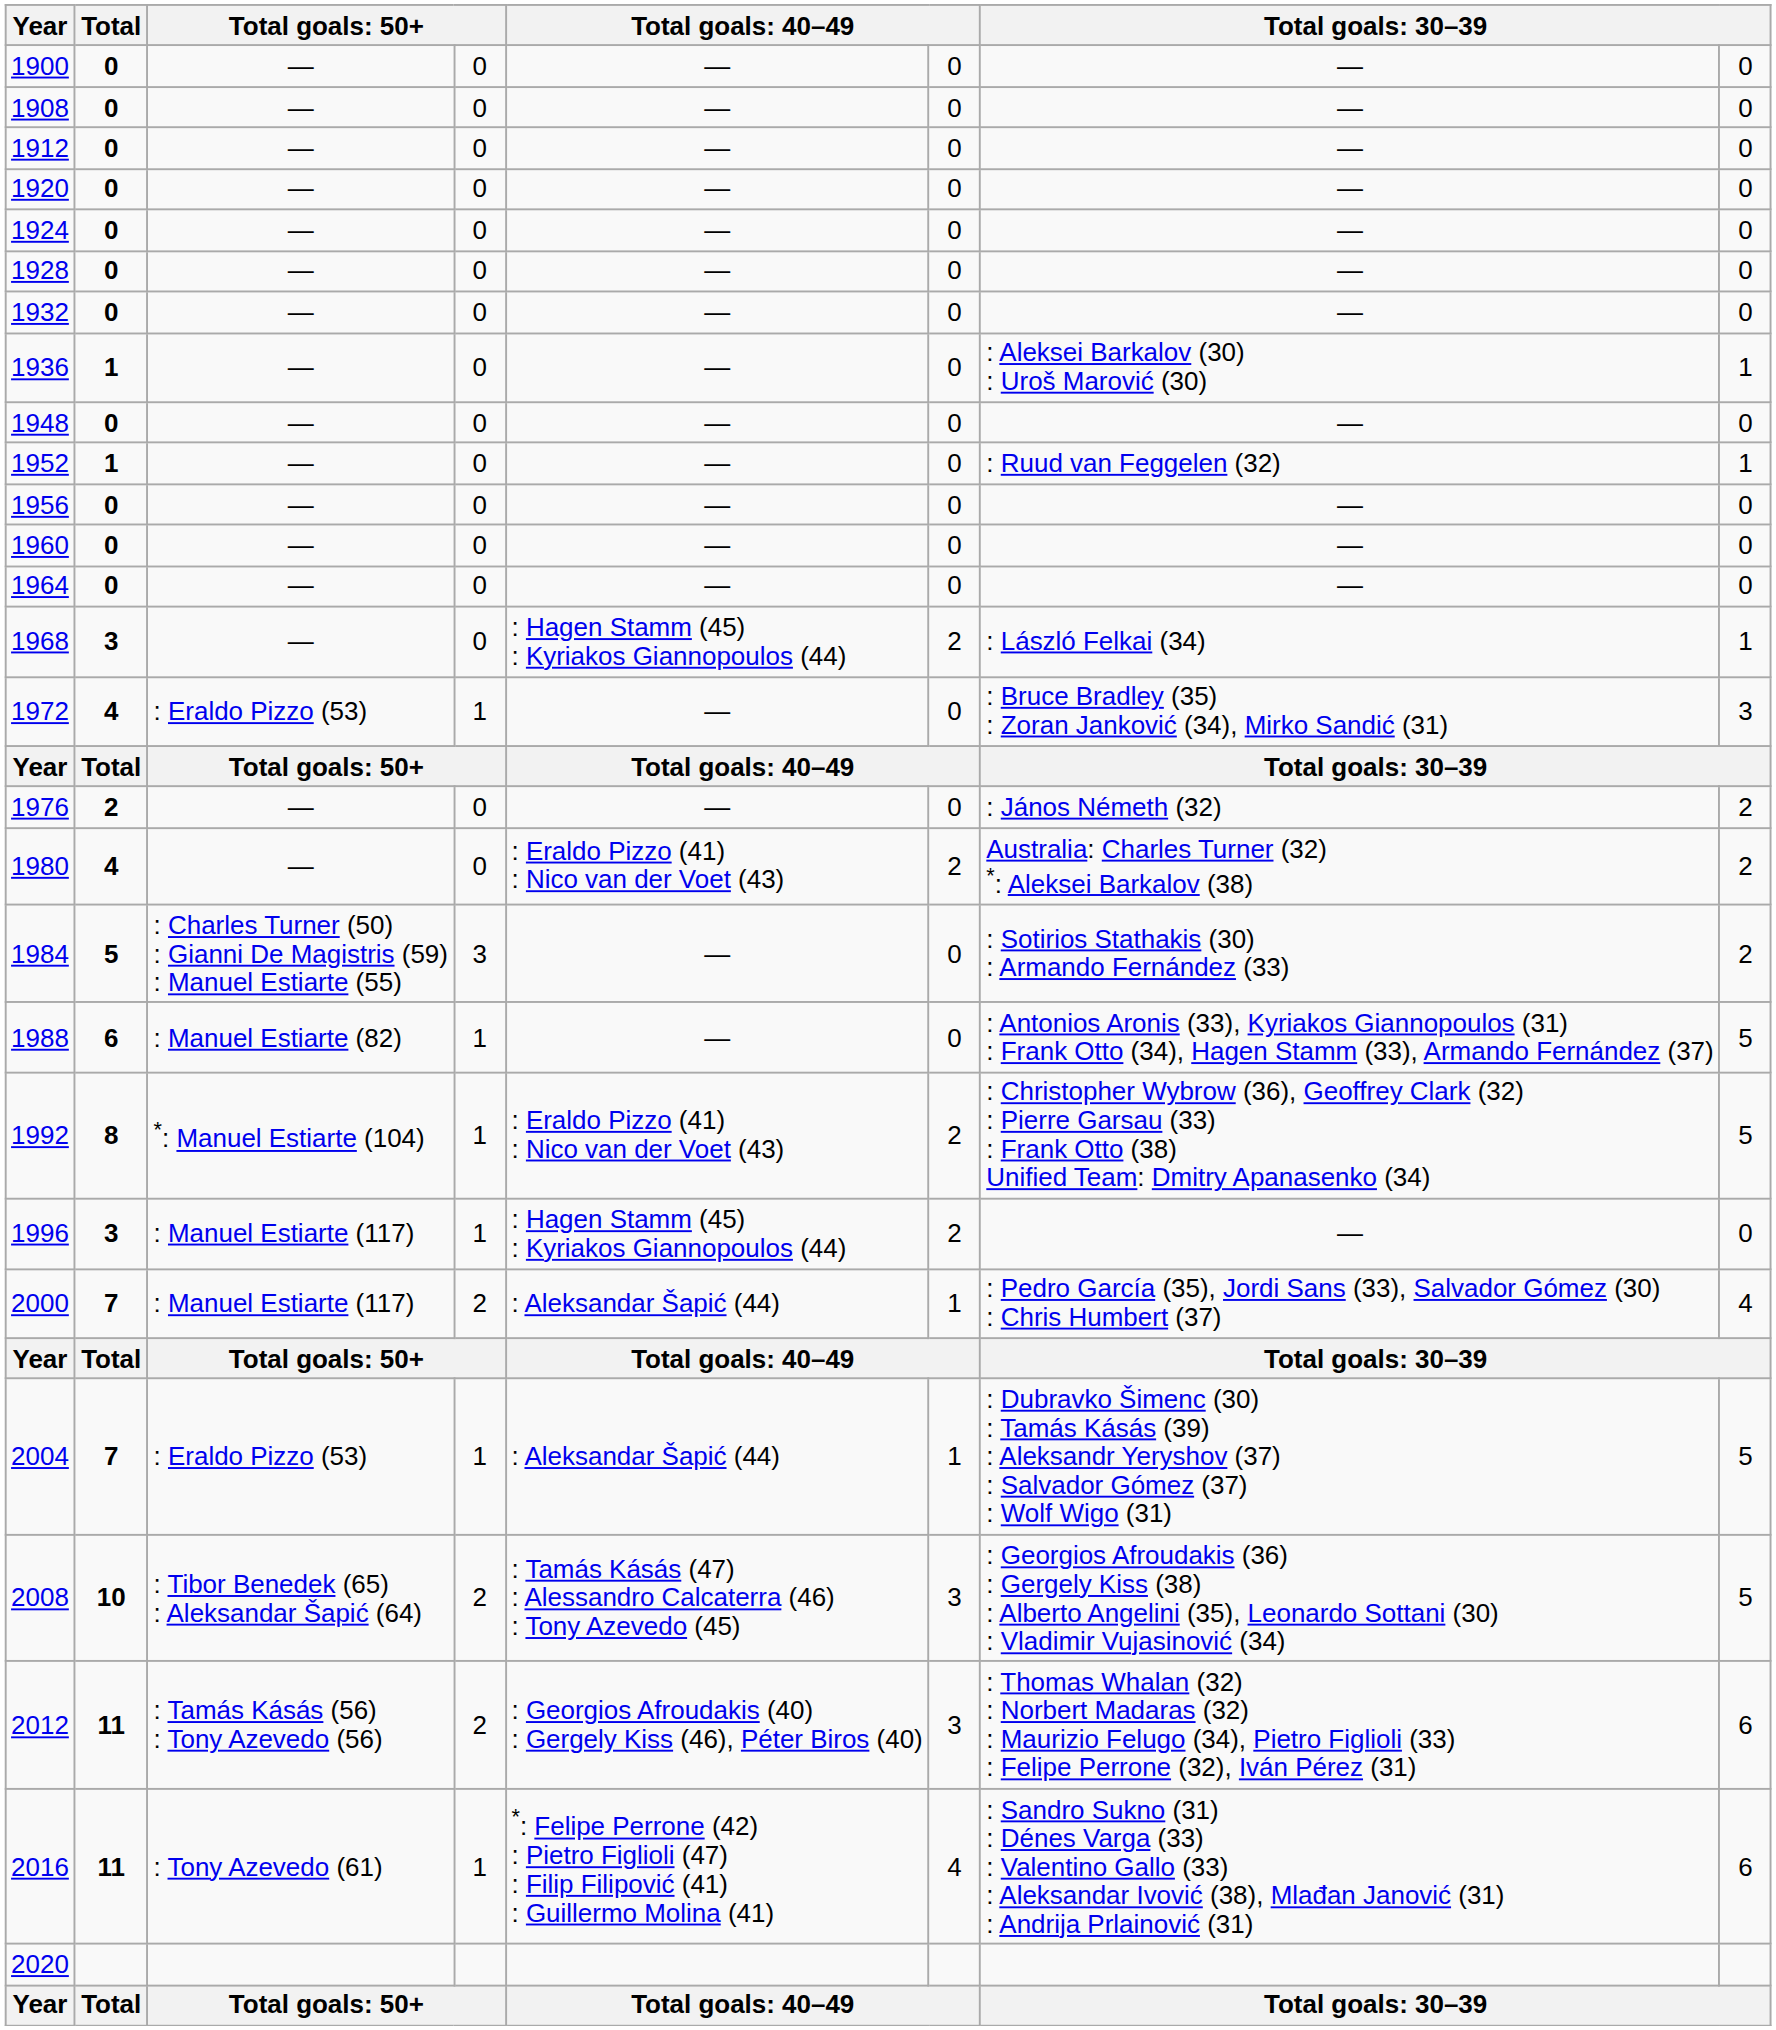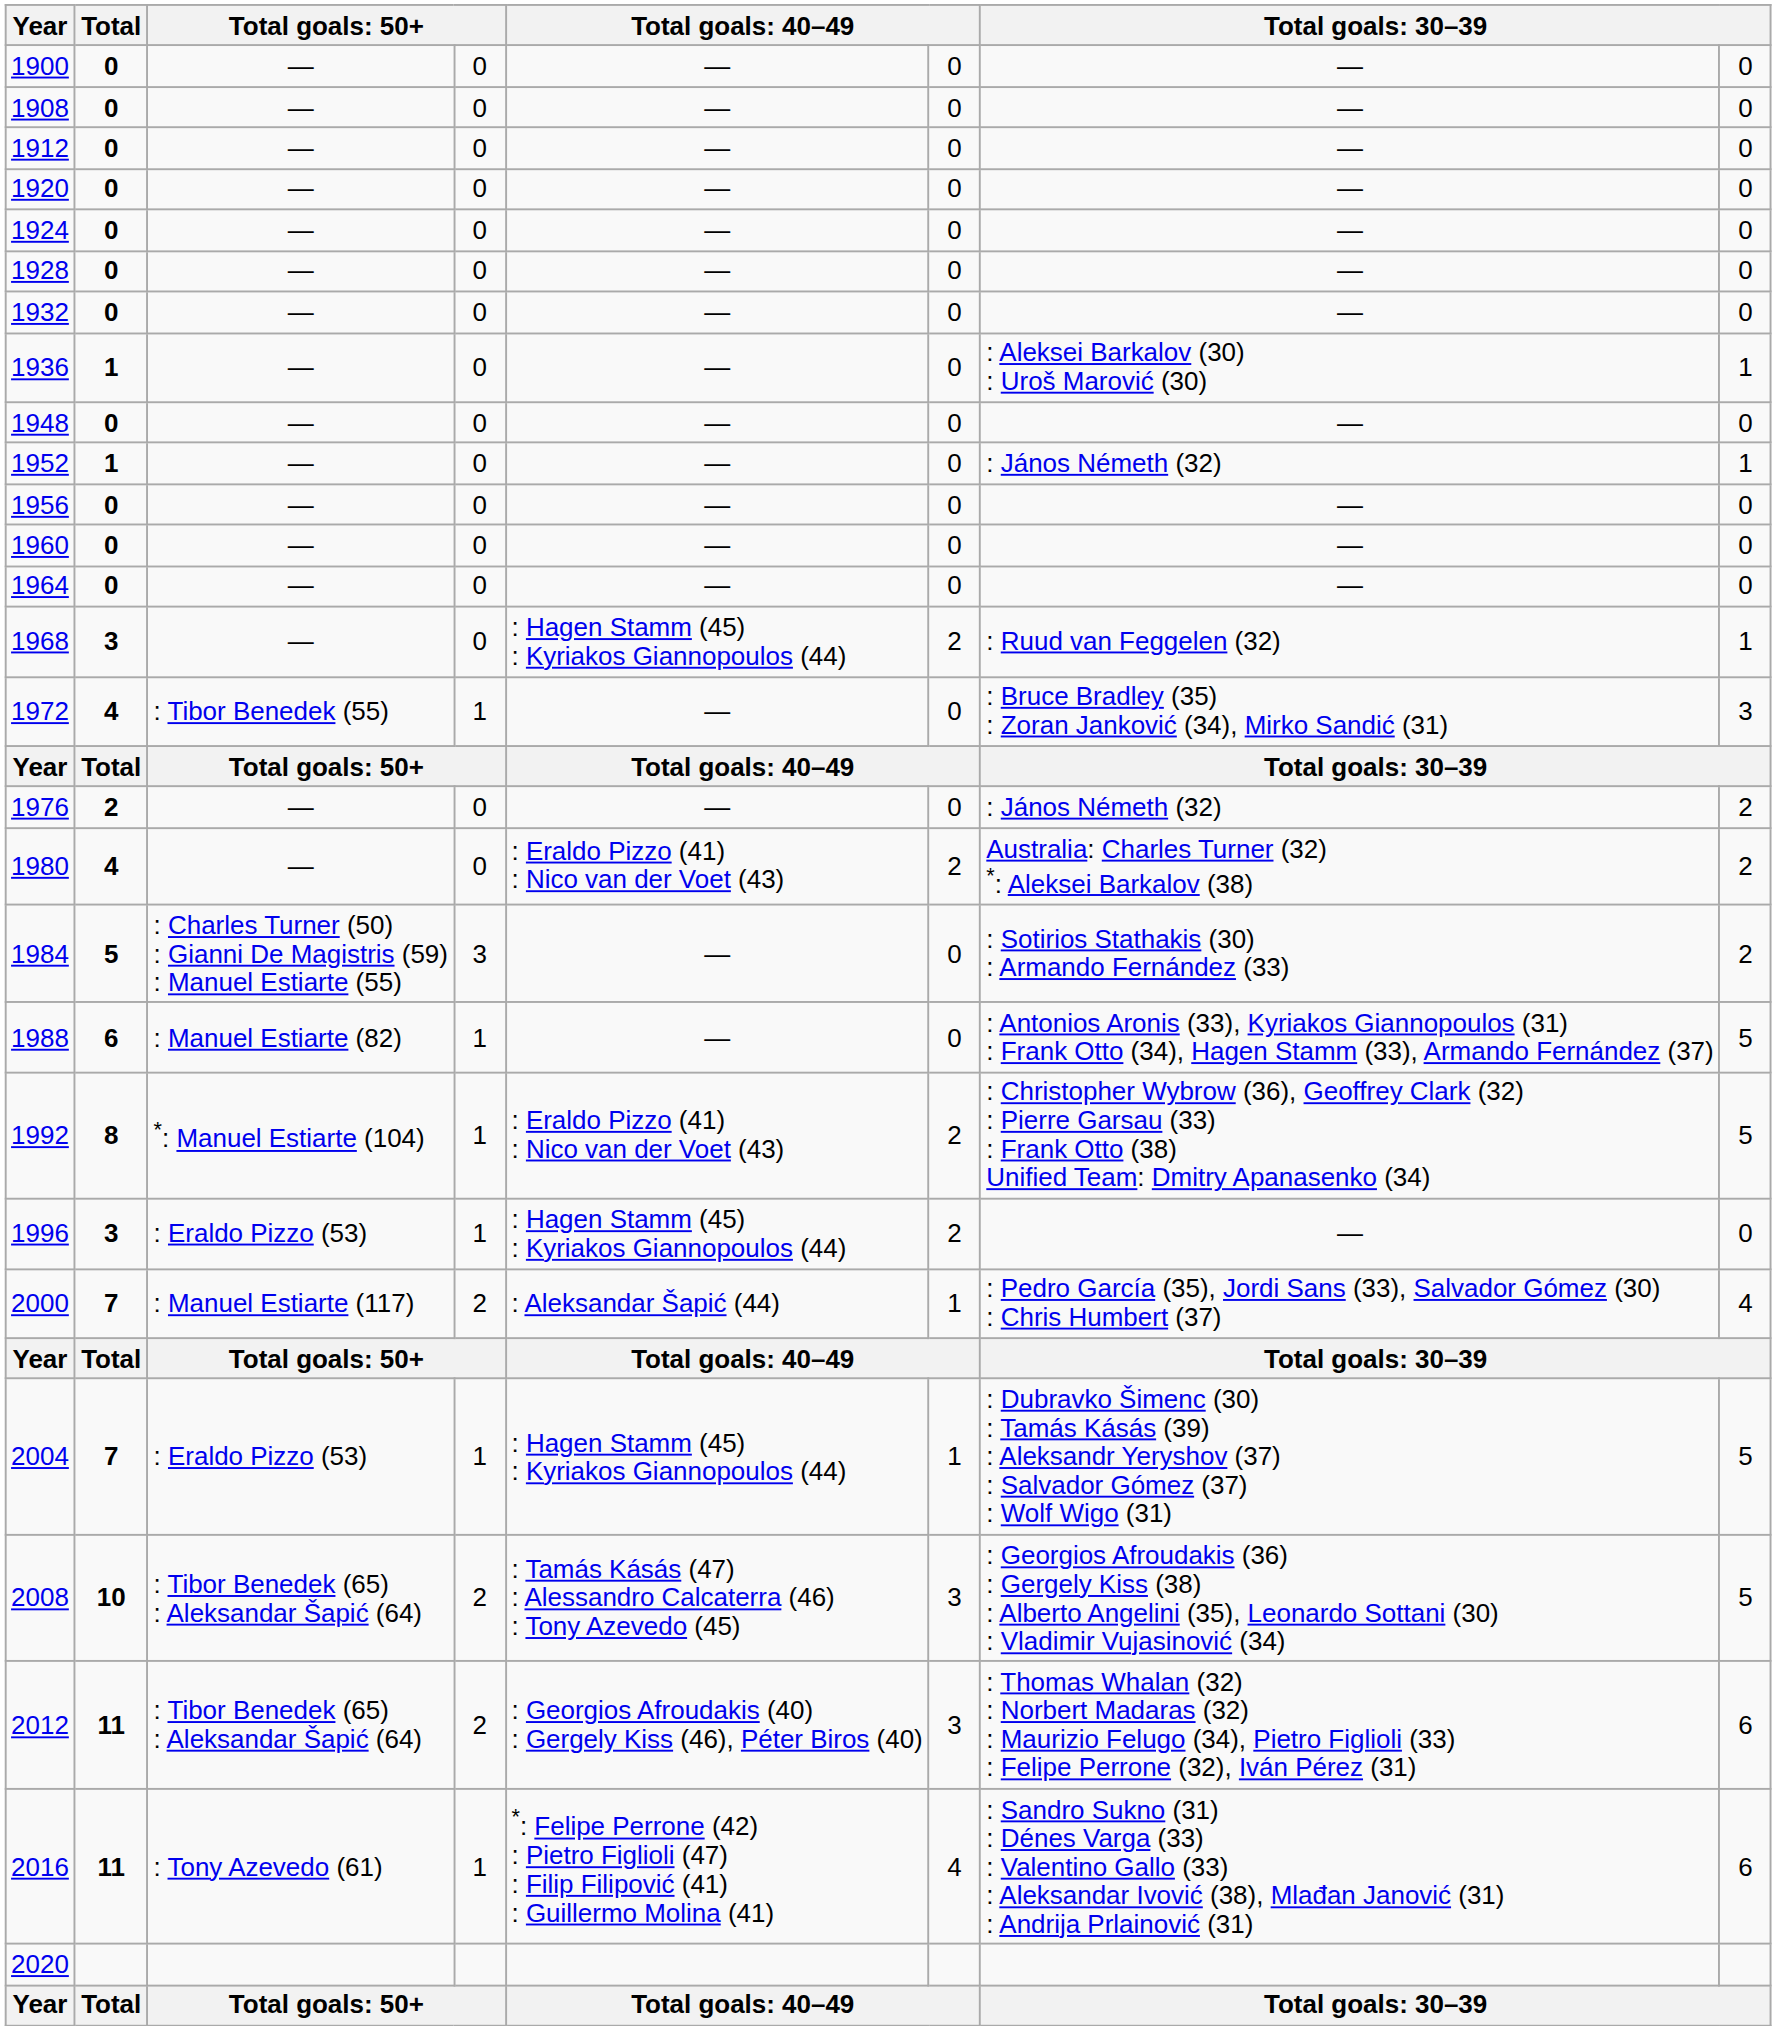(1134, 463) : Ruud van Feggelen (32) -> (1104, 463) : János Németh (32)
(1096, 641) : László Felkai (34) -> (1134, 641) : Ruud van Feggelen (32)
(260, 711) : Eraldo Pizzo (53) -> (271, 711) : Tibor Benedek (55)
(284, 1233) : Manuel Estiarte (117) -> (260, 1233) : Eraldo Pizzo (53)
(646, 1457) : Aleksandar Šapić (44) -> (679, 1457) : Hagen Stamm (45) : Kyriakos Giannopoulos (44)
(268, 1725) : Tamás Kásás (56) : Tony Azevedo (56) -> (288, 1725) : Tibor Benedek (65) : Aleksandar Šapić (64)
